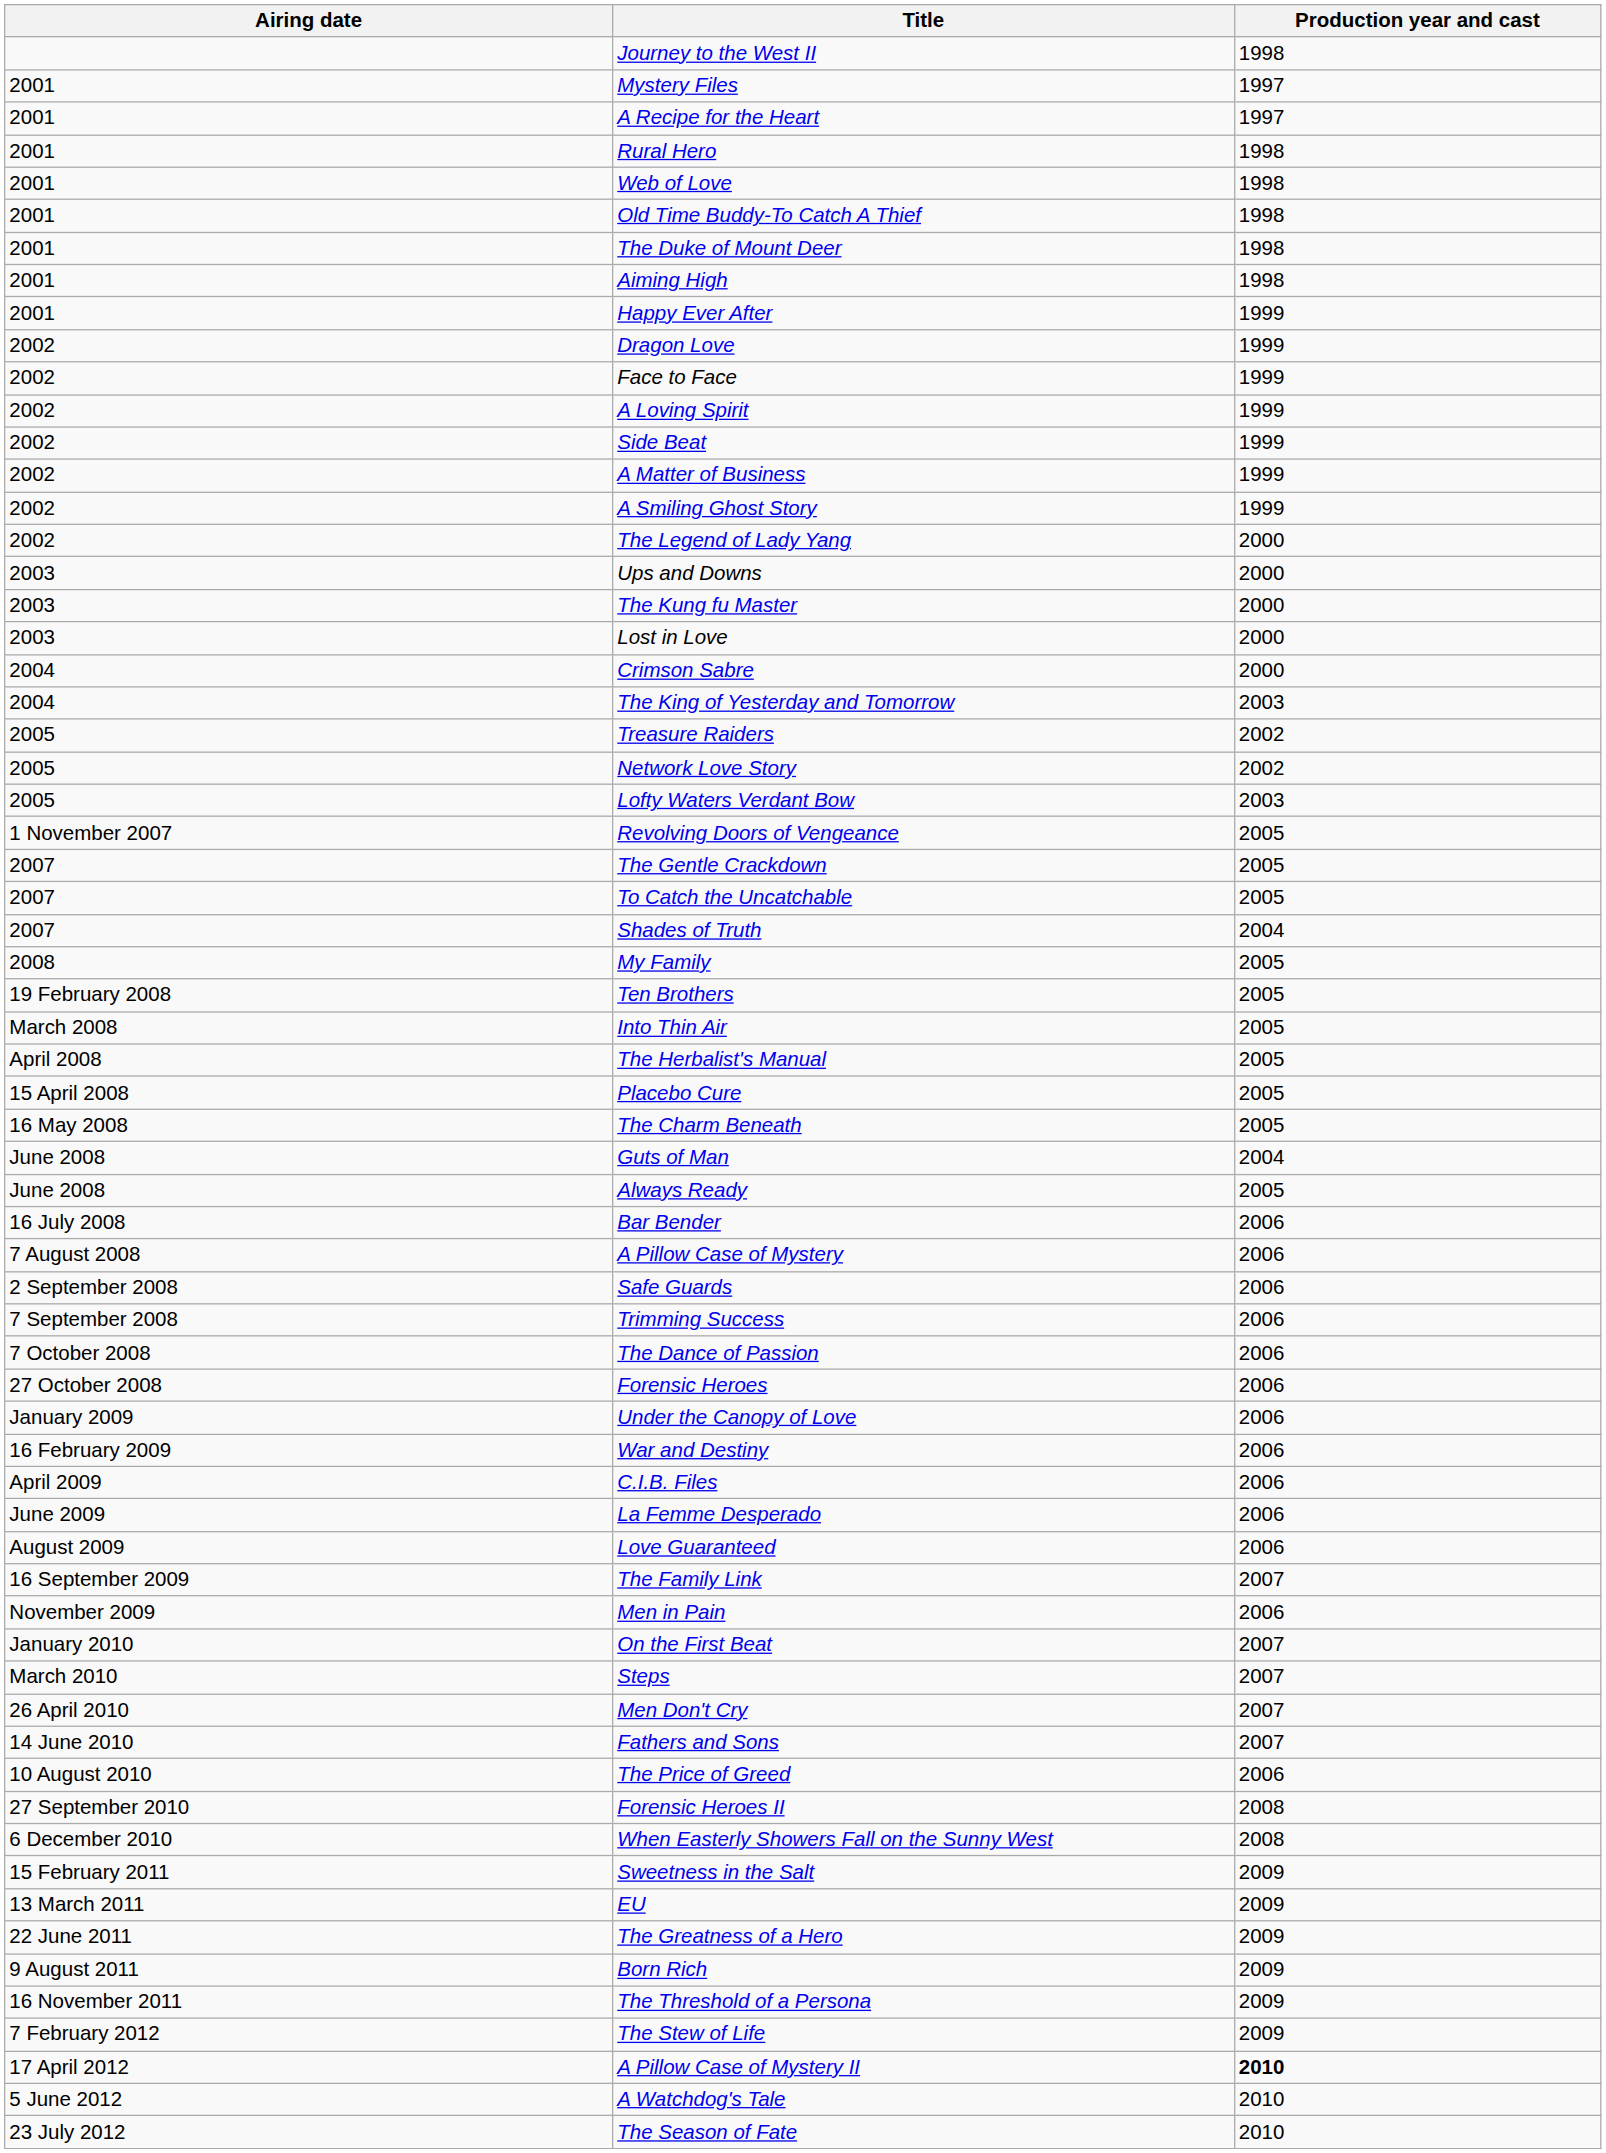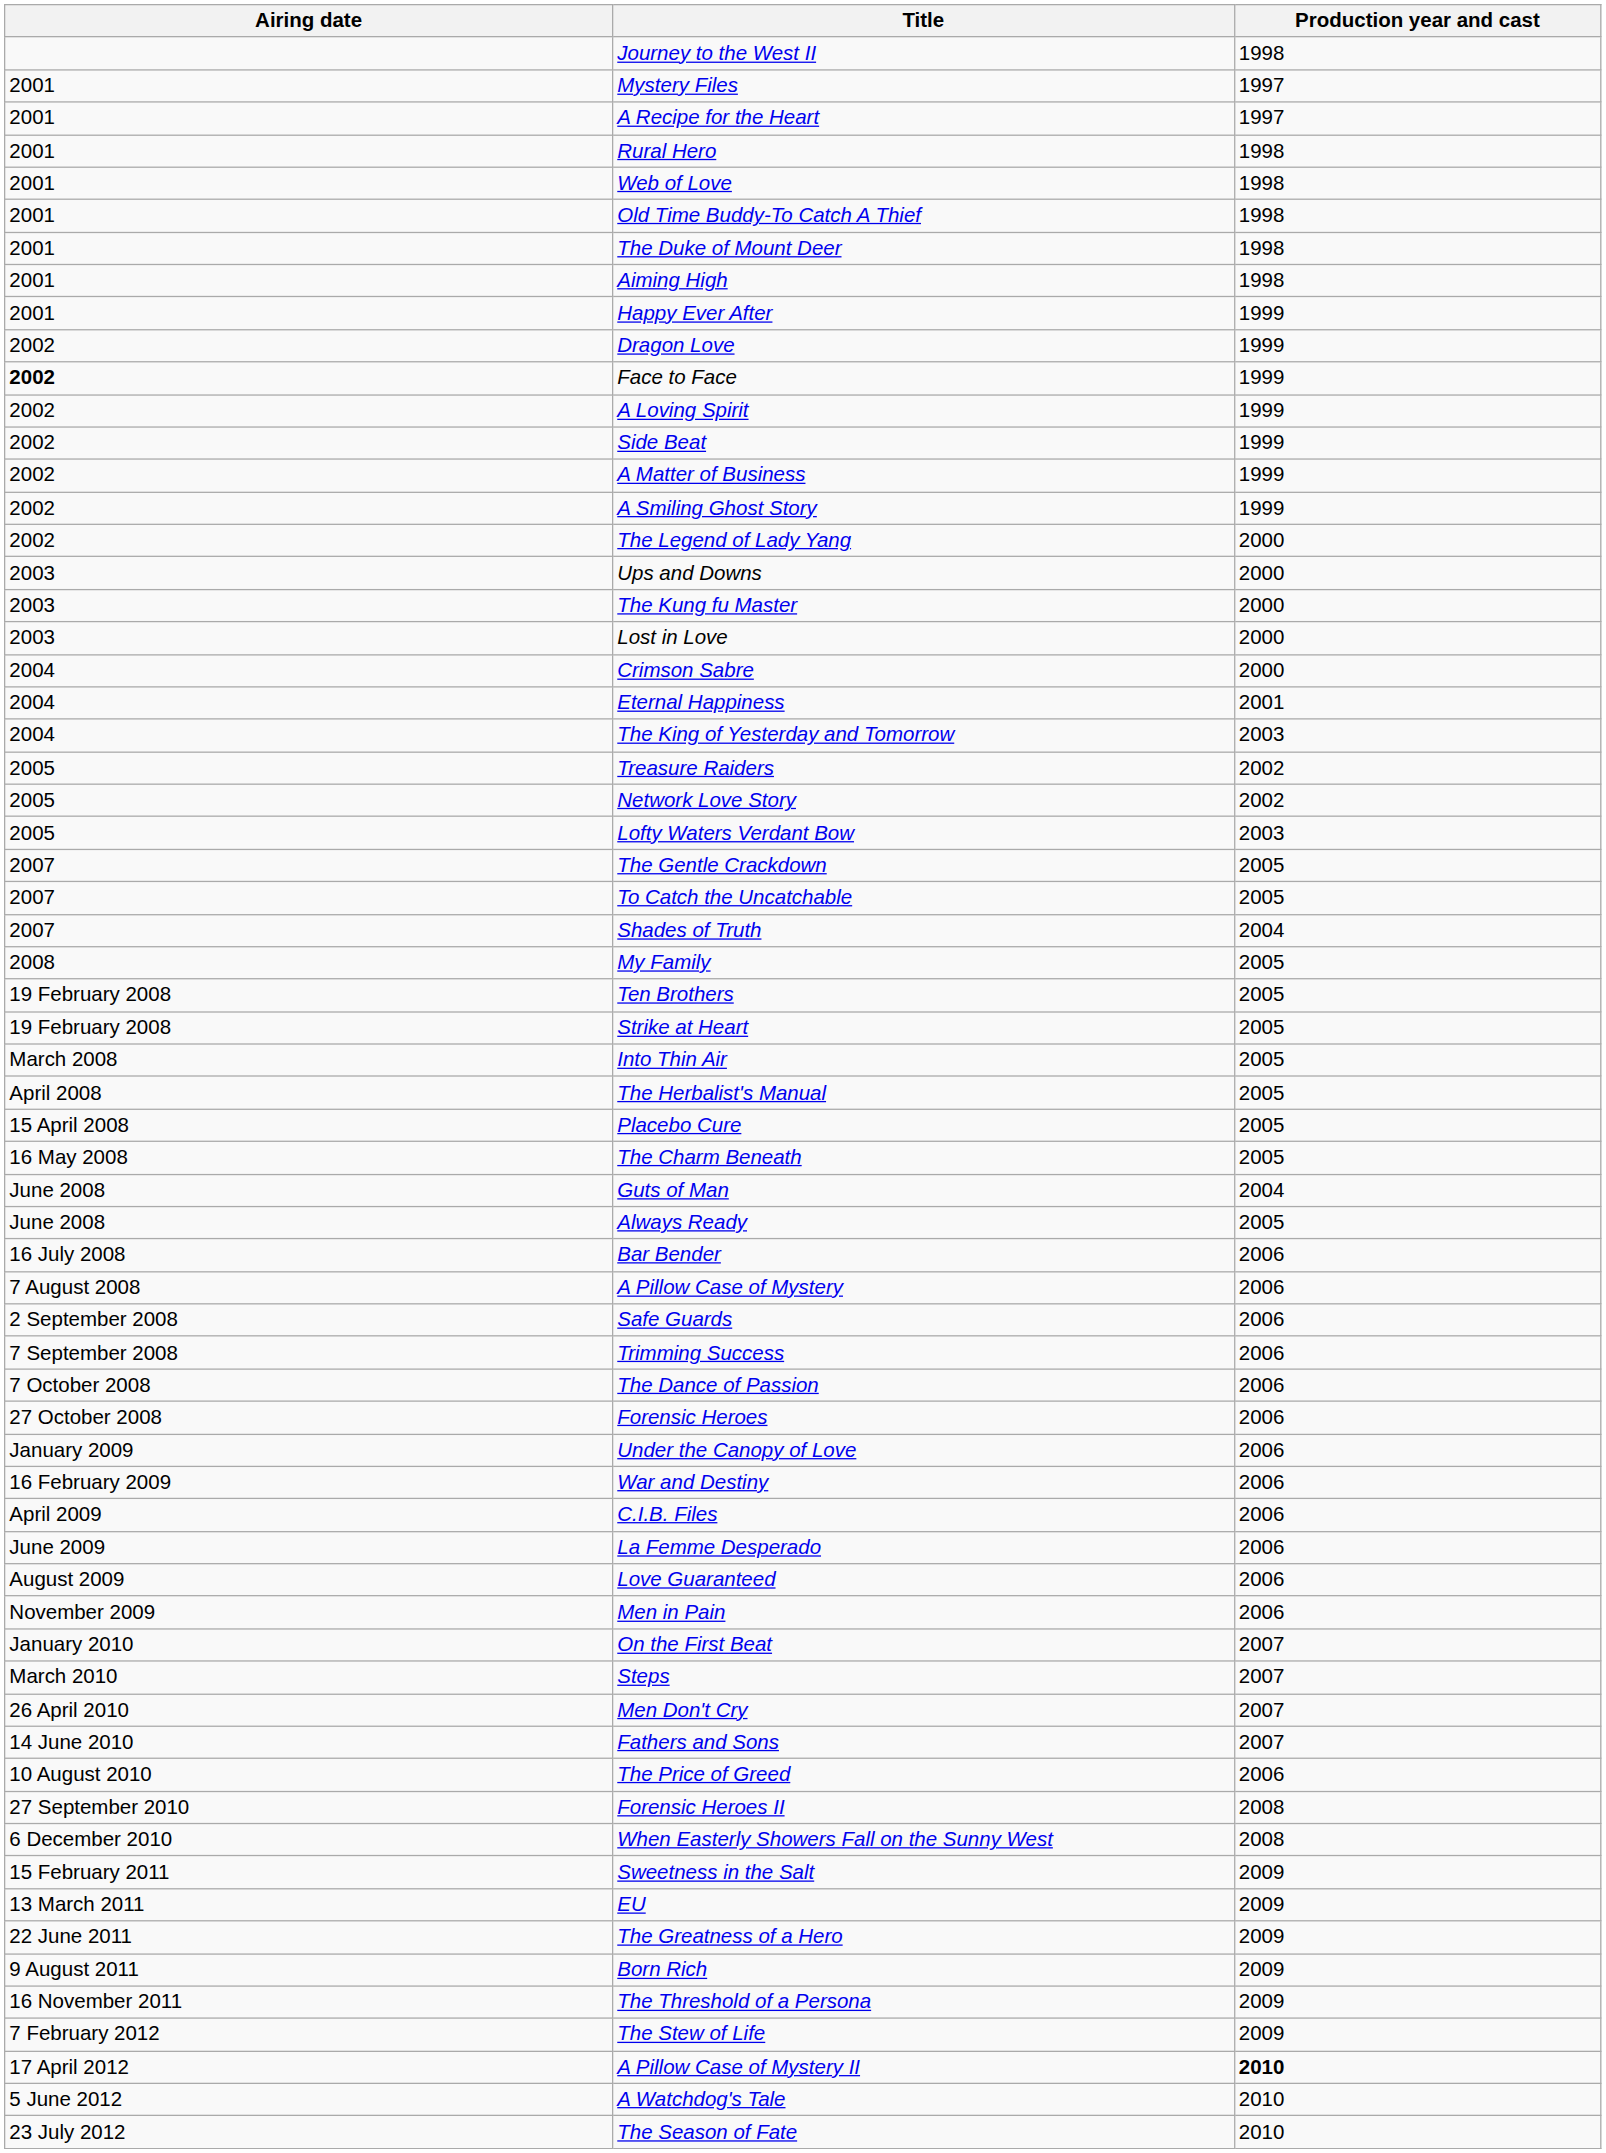(32, 378) normal -> (32, 378) bold
+ row: (701, 702)
- row: (758, 832)
+ row: (683, 1027)
- row: (690, 1579)
